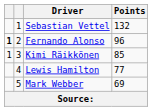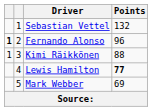(119, 55) 85 -> (119, 55) 88
(119, 70) normal -> (119, 70) bold
